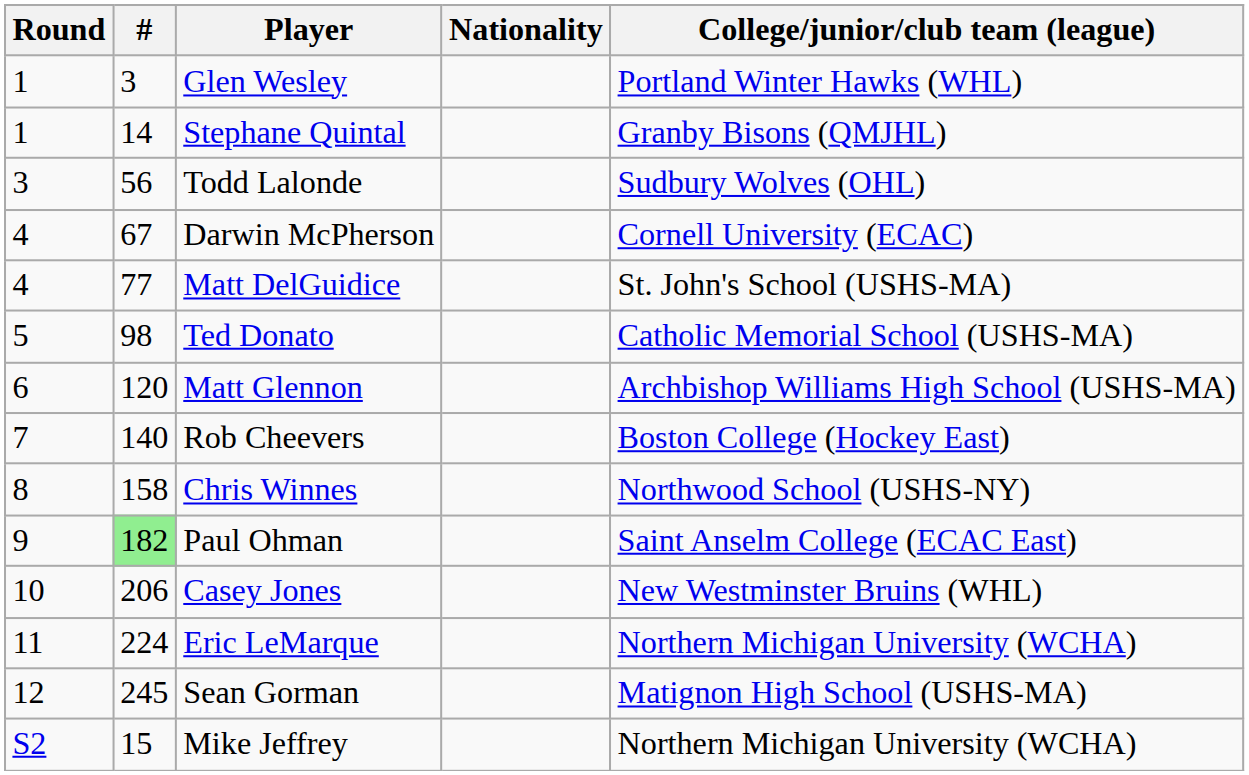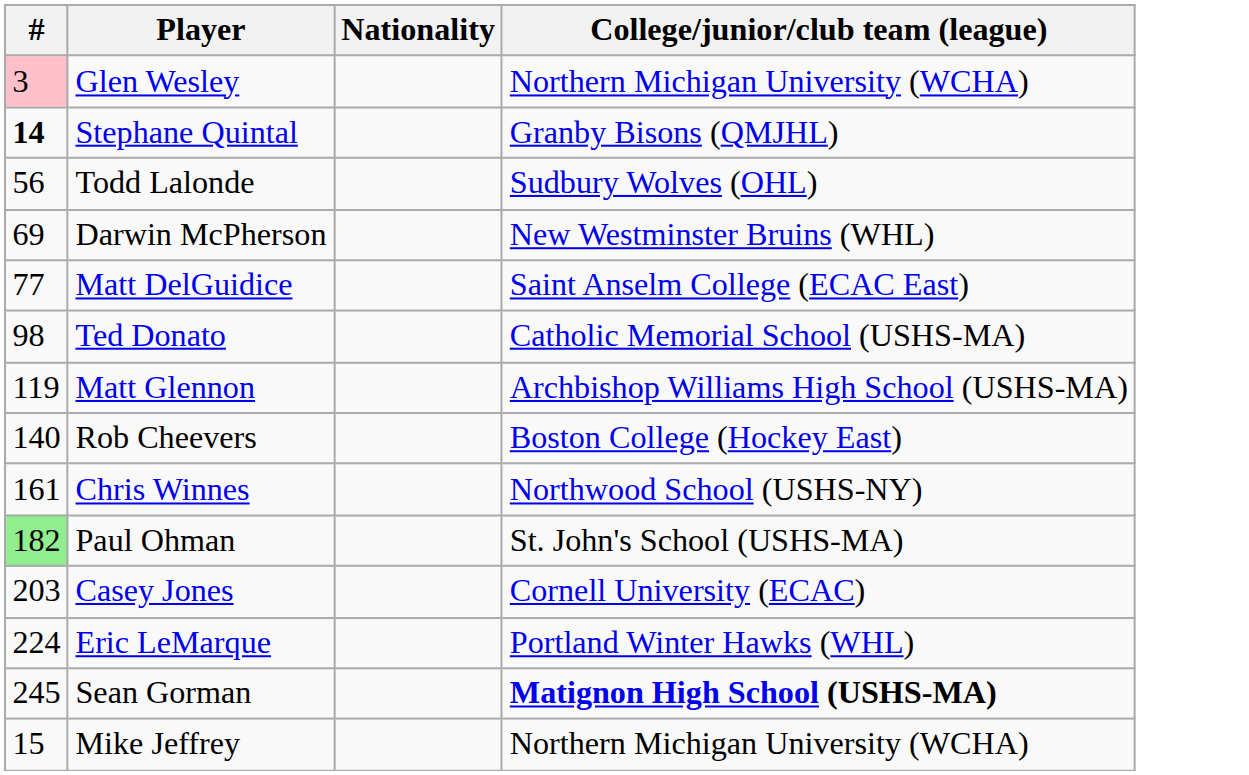- column: (59, 30)
(128, 81) no background -> (20, 81) pink background
(820, 81) Portland Winter Hawks (WHL) -> (769, 81) Northern Michigan University (WCHA)
(136, 132) normal -> (28, 132) bold
(136, 234) 67 -> (28, 234) 69
(795, 234) Cornell University (ECAC) -> (722, 234) New Westminster Bruins (WHL)
(814, 285) St. John's School (USHS-MA) -> (739, 285) Saint Anselm College (ECAC East)
(144, 387) 120 -> (36, 387) 119
(144, 489) 158 -> (37, 489) 161
(847, 540) Saint Anselm College (ECAC East) -> (707, 540) St. John's School (USHS-MA)
(144, 591) 206 -> (37, 591) 203
(830, 591) New Westminster Bruins (WHL) -> (688, 591) Cornell University (ECAC)
(877, 642) Northern Michigan University (WCHA) -> (712, 642) Portland Winter Hawks (WHL)
(852, 693) normal -> (753, 693) bold
